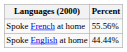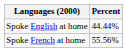rows swapped: (46, 26) <-> (47, 41)
